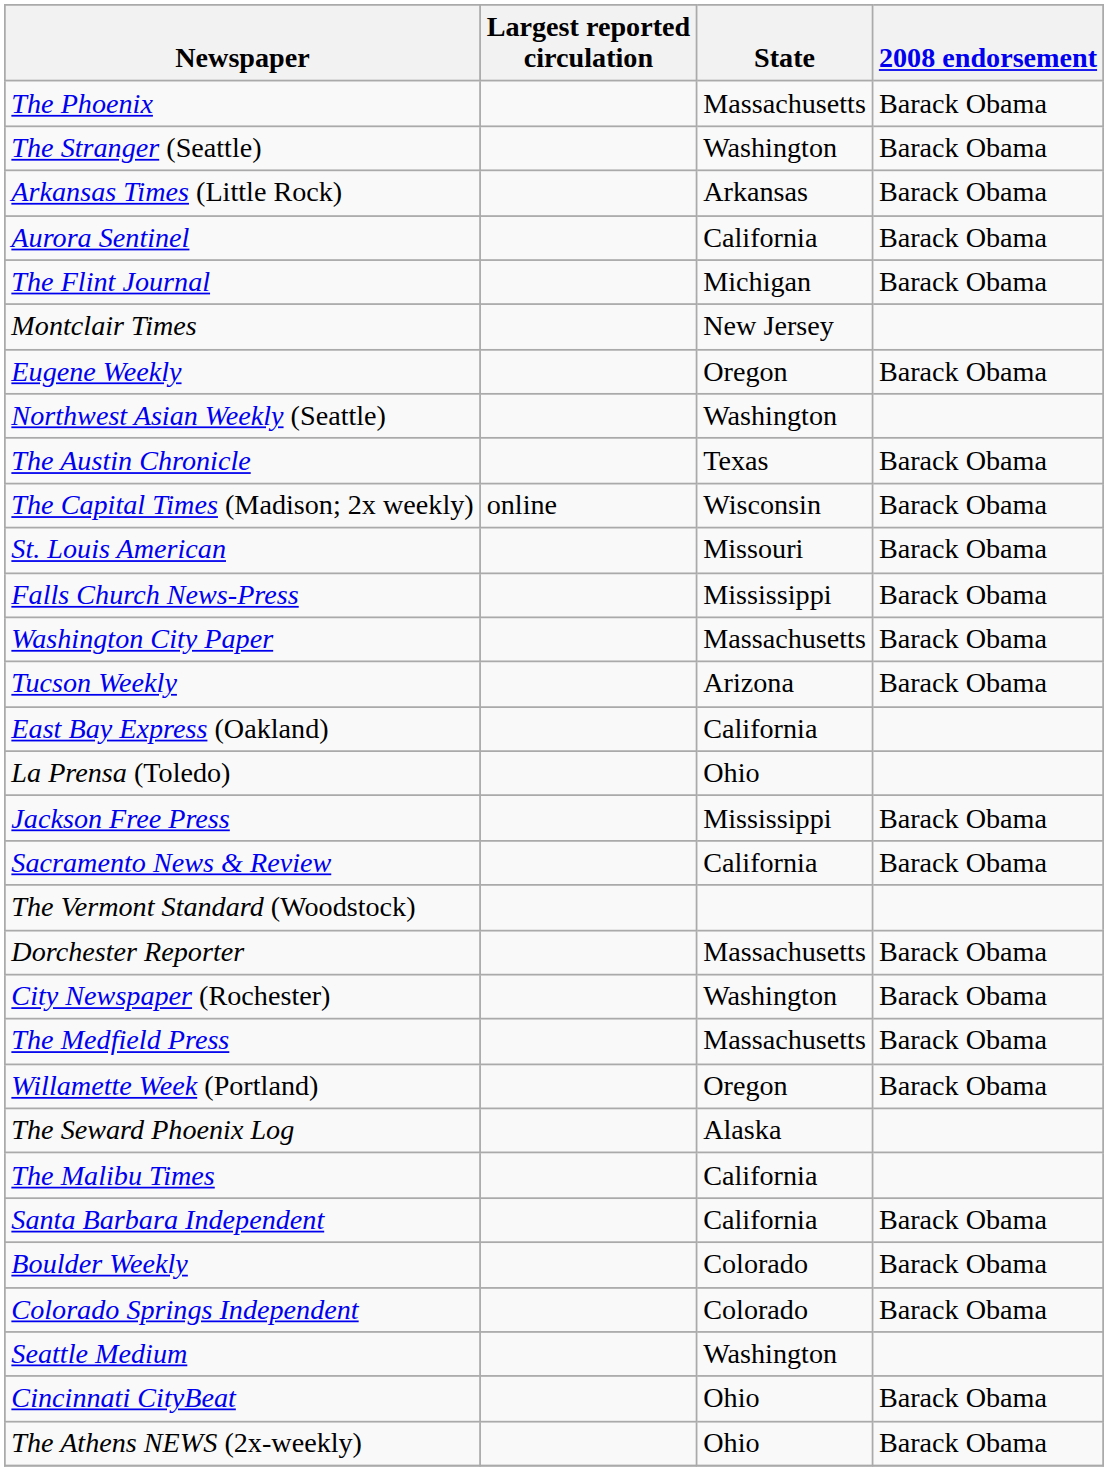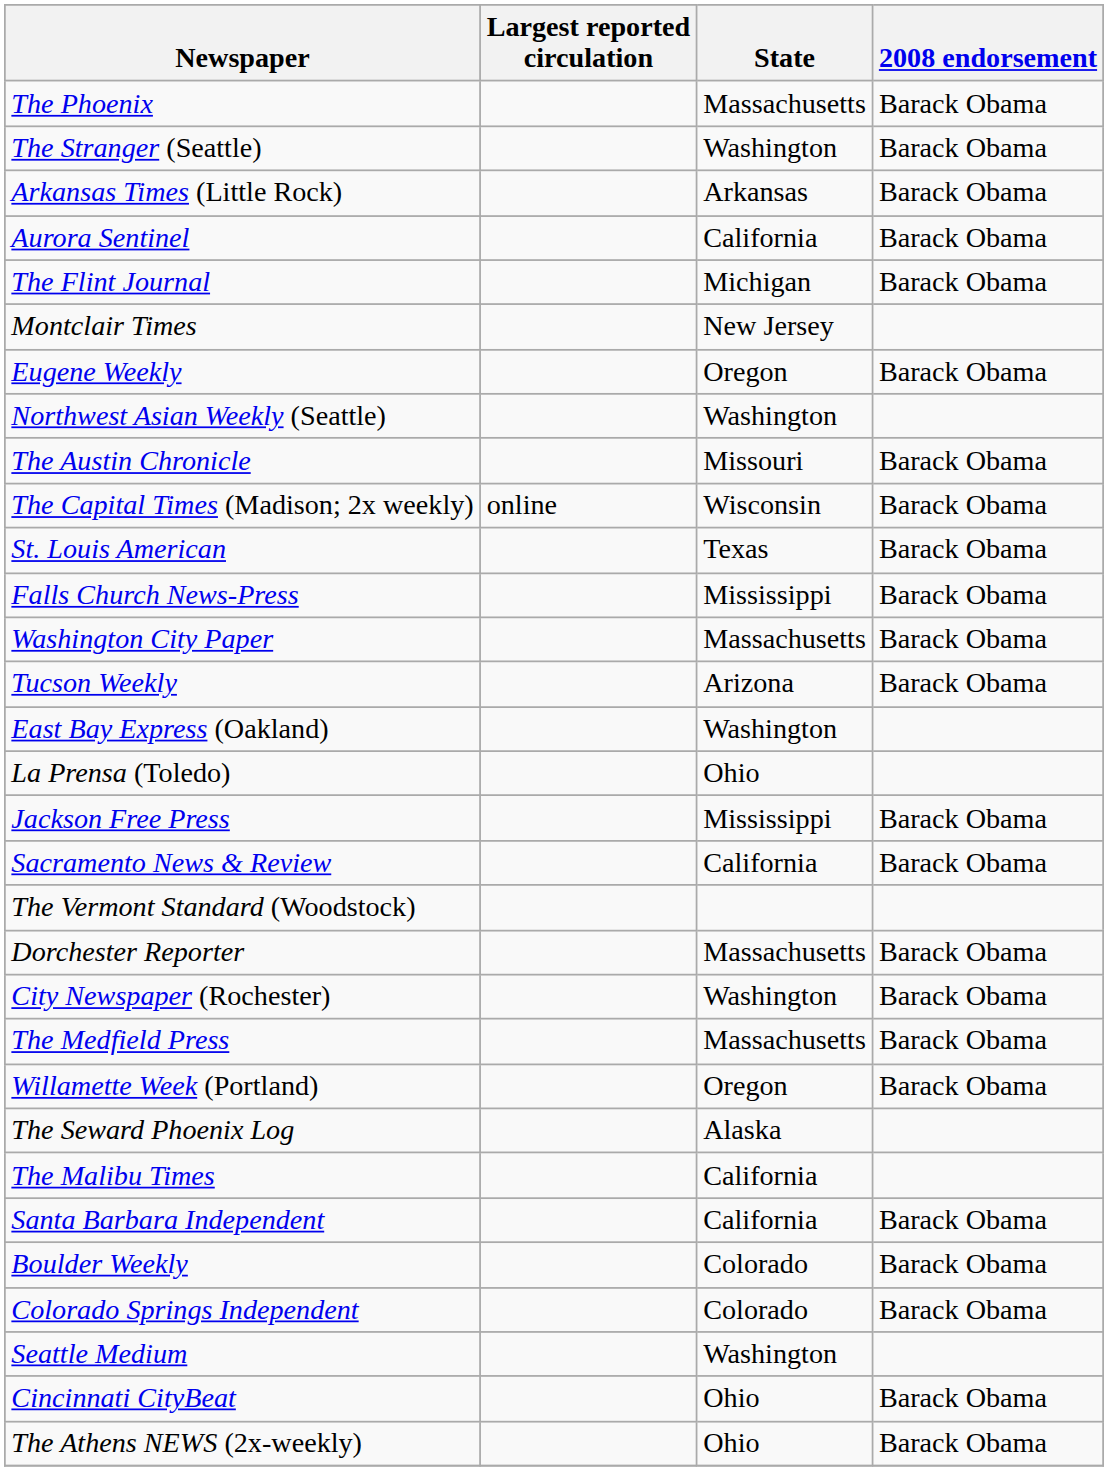(736, 460) Texas -> (753, 460) Missouri
(753, 549) Missouri -> (736, 549) Texas
(760, 728) California -> (770, 728) Washington
